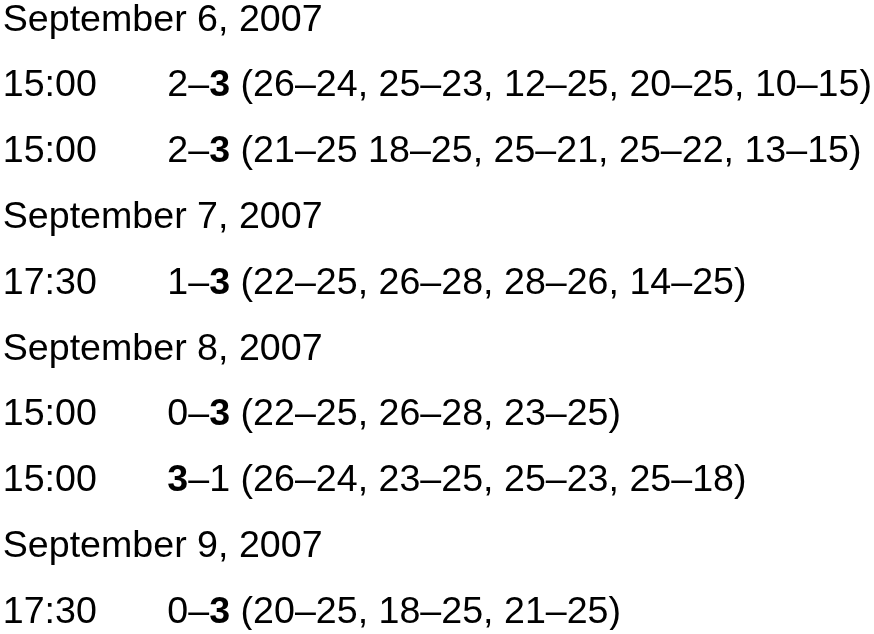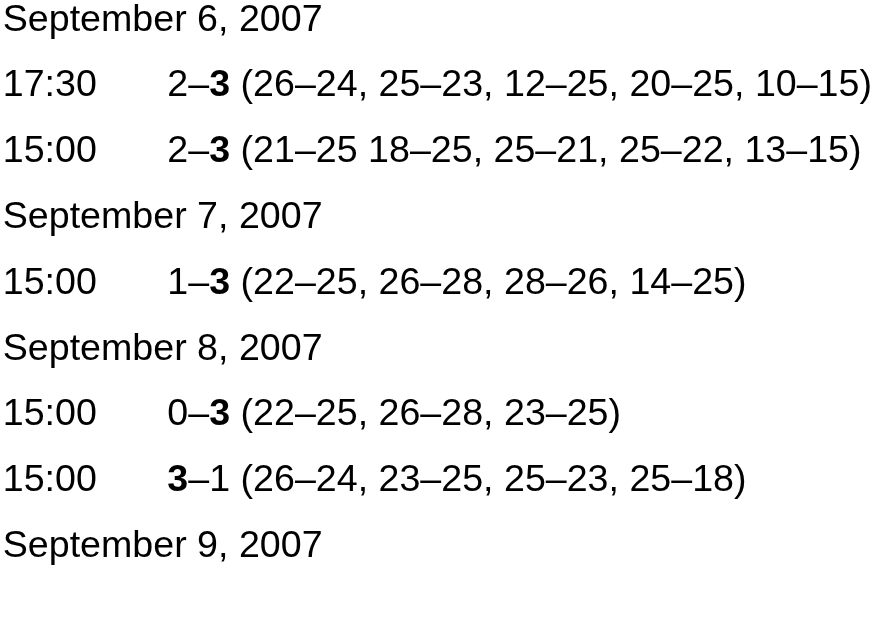(50, 84) 15:00 -> (50, 84) 17:30
(50, 281) 17:30 -> (50, 281) 15:00
- row: (394, 610)
